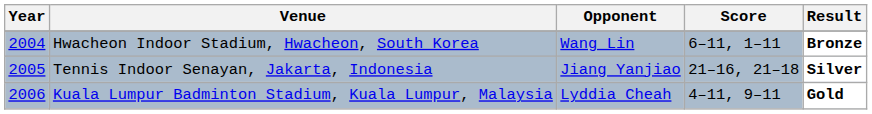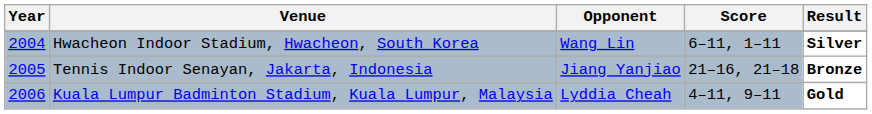(835, 43) Bronze -> (835, 43) Silver
(835, 69) Silver -> (835, 69) Bronze
